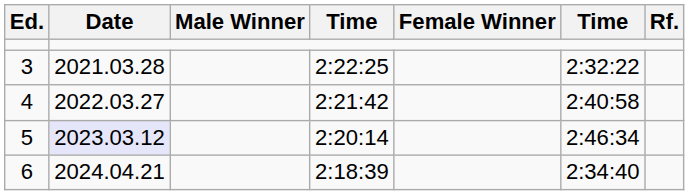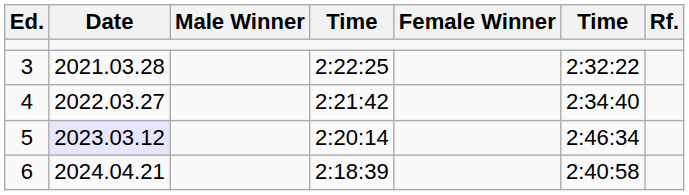(603, 102) 2:40:58 -> (603, 102) 2:34:40
(603, 172) 2:34:40 -> (603, 172) 2:40:58
